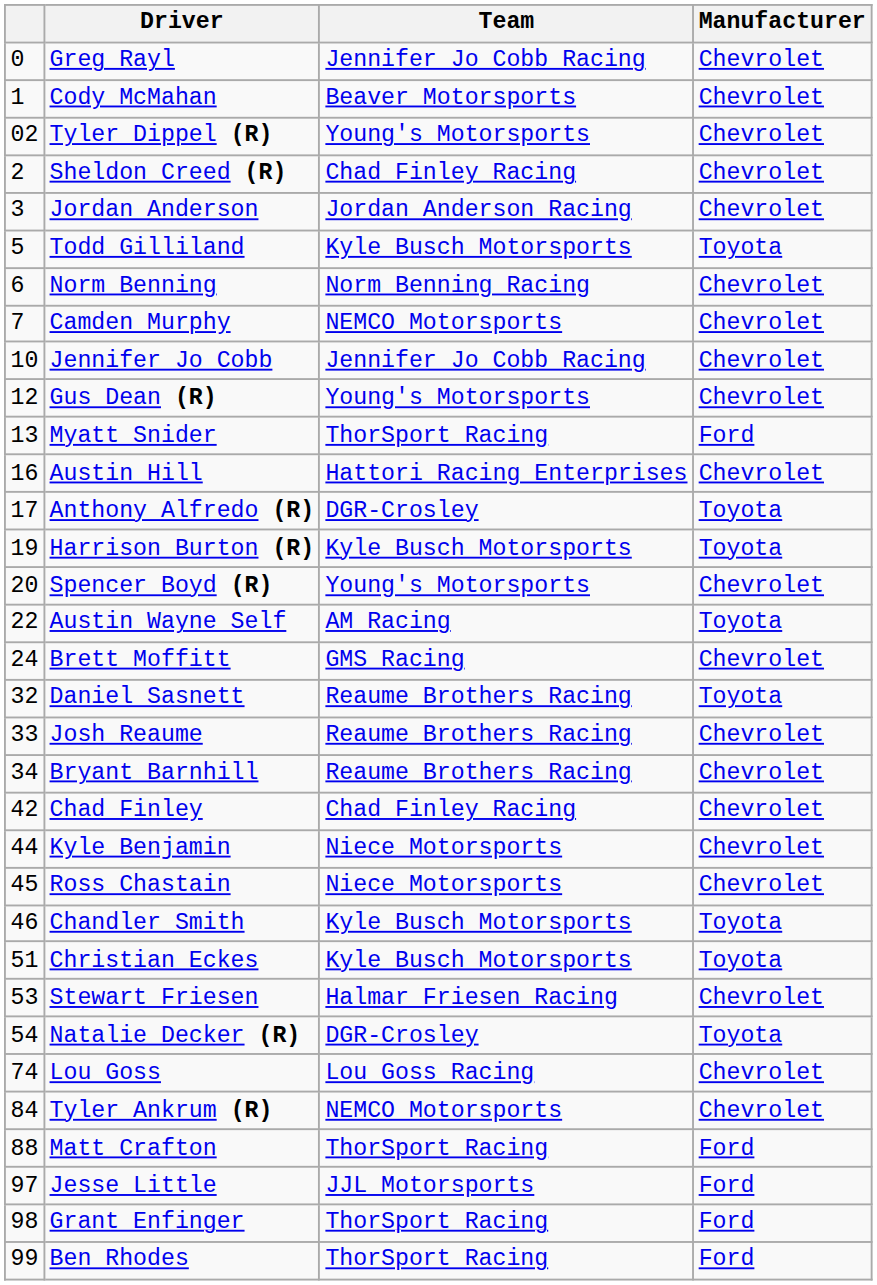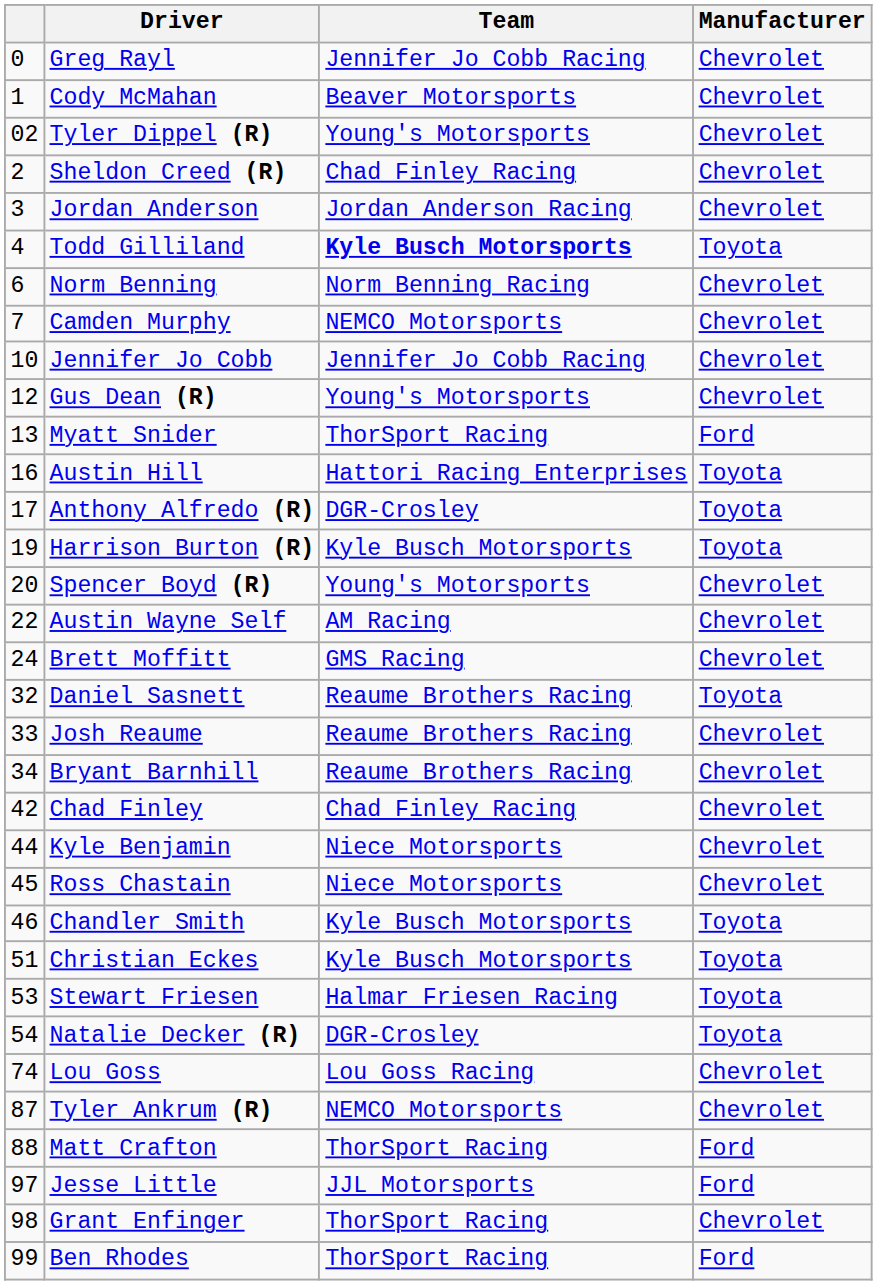(17, 249) 5 -> (17, 249) 4
(479, 249) normal -> (479, 249) bold
(761, 474) Chevrolet -> (740, 474) Toyota
(740, 624) Toyota -> (761, 624) Chevrolet
(761, 999) Chevrolet -> (740, 999) Toyota
(24, 1111) 84 -> (24, 1111) 87
(727, 1223) Ford -> (761, 1223) Chevrolet
